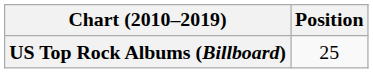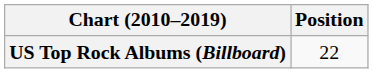(329, 51) 25 -> (329, 51) 22
